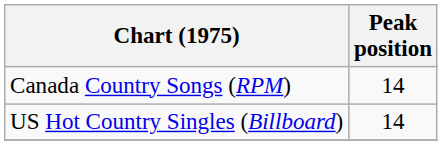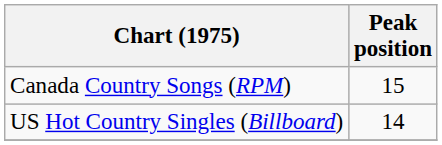(393, 85) 14 -> (393, 85) 15
